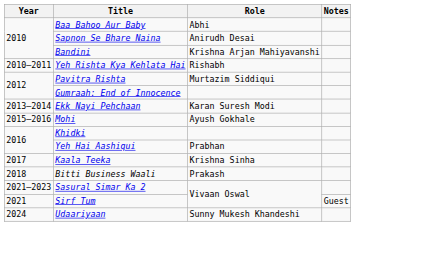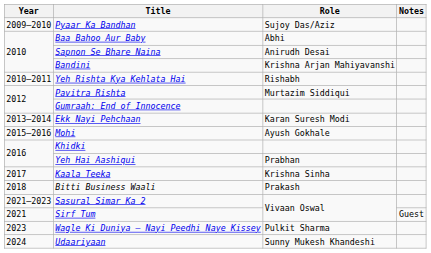+ row: (95, 25)
+ row: (158, 228)
